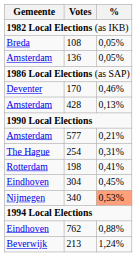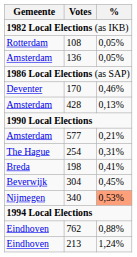(18, 43) Breda -> (27, 43) Rotterdam
(27, 167) Rotterdam -> (18, 167) Breda
(28, 182) Eindhoven -> (27, 182) Beverwijk
(27, 244) Beverwijk -> (28, 244) Eindhoven
